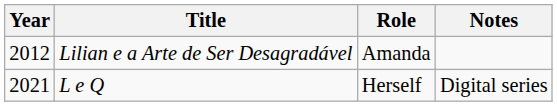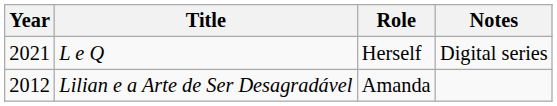rows swapped: (206, 52) <-> (82, 85)
